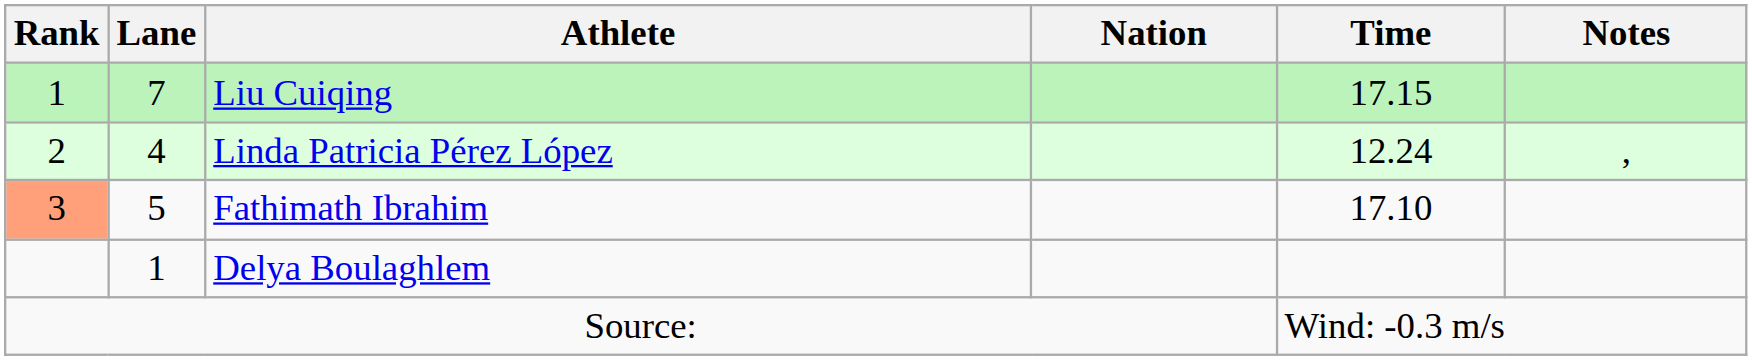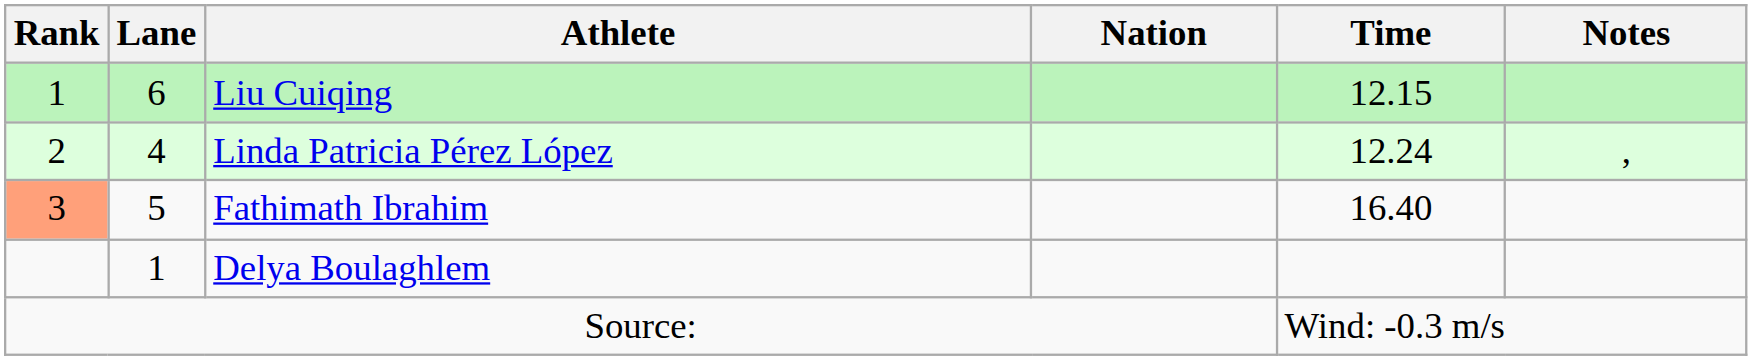(156, 92) 7 -> (156, 92) 6
(1391, 92) 17.15 -> (1391, 92) 12.15
(1391, 208) 17.10 -> (1391, 208) 16.40
